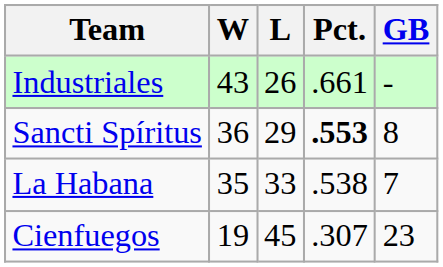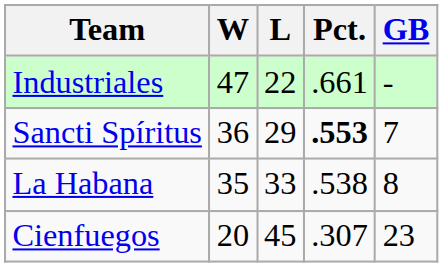(233, 81) 43 -> (233, 81) 47
(280, 81) 26 -> (280, 81) 22
(391, 132) 8 -> (391, 132) 7
(391, 183) 7 -> (391, 183) 8
(233, 235) 19 -> (233, 235) 20
